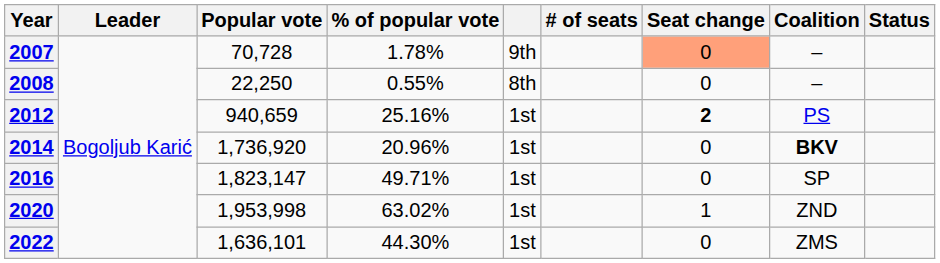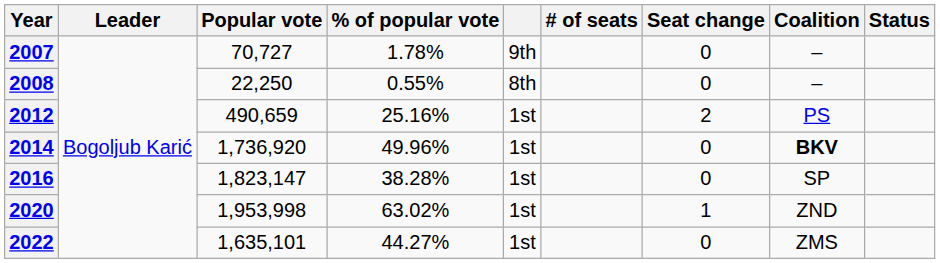(262, 52) 70,728 -> (262, 52) 70,727
(706, 52) lightsalmon background -> (706, 52) no background
(262, 115) 940,659 -> (262, 115) 490,659
(706, 115) bold -> (706, 115) normal
(415, 147) 20.96% -> (415, 147) 49.96%
(415, 178) 49.71% -> (415, 178) 38.28%
(262, 242) 1,636,101 -> (262, 242) 1,635,101
(415, 242) 44.30% -> (415, 242) 44.27%
